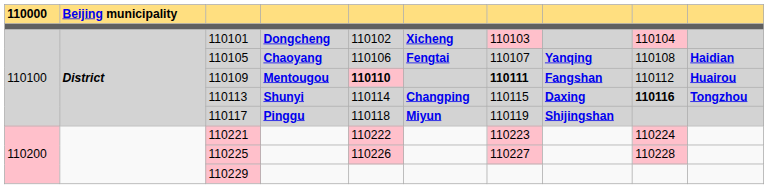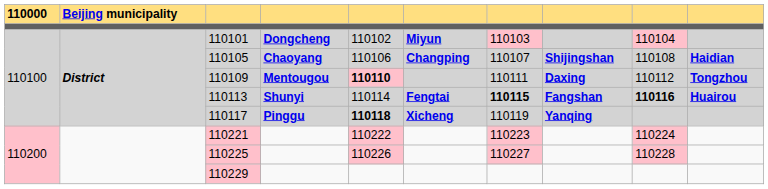(430, 39) Xicheng -> (424, 39) Miyun
(428, 58) Fengtai -> (438, 58) Changping
(569, 58) Yanqing -> (579, 58) Shijingshan
(509, 77) bold -> (509, 77) normal
(574, 77) Fangshan -> (565, 77) Daxing
(713, 77) Huairou -> (719, 77) Tongzhou
(438, 96) Changping -> (428, 96) Fengtai
(509, 96) normal -> (510, 96) bold
(565, 96) Daxing -> (574, 96) Fangshan
(719, 96) Tongzhou -> (713, 96) Huairou
(371, 116) normal -> (371, 116) bold
(424, 116) Miyun -> (430, 116) Xicheng
(579, 116) Shijingshan -> (569, 116) Yanqing
